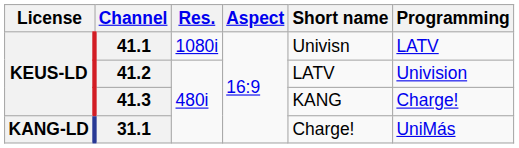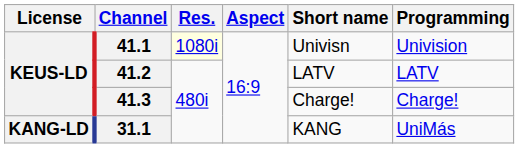(197, 45) no background -> (197, 45) lightyellow background
(418, 45) LATV -> (432, 45) Univision
(432, 73) Univision -> (418, 73) LATV
(317, 101) KANG -> (323, 101) Charge!
(323, 128) Charge! -> (317, 128) KANG
